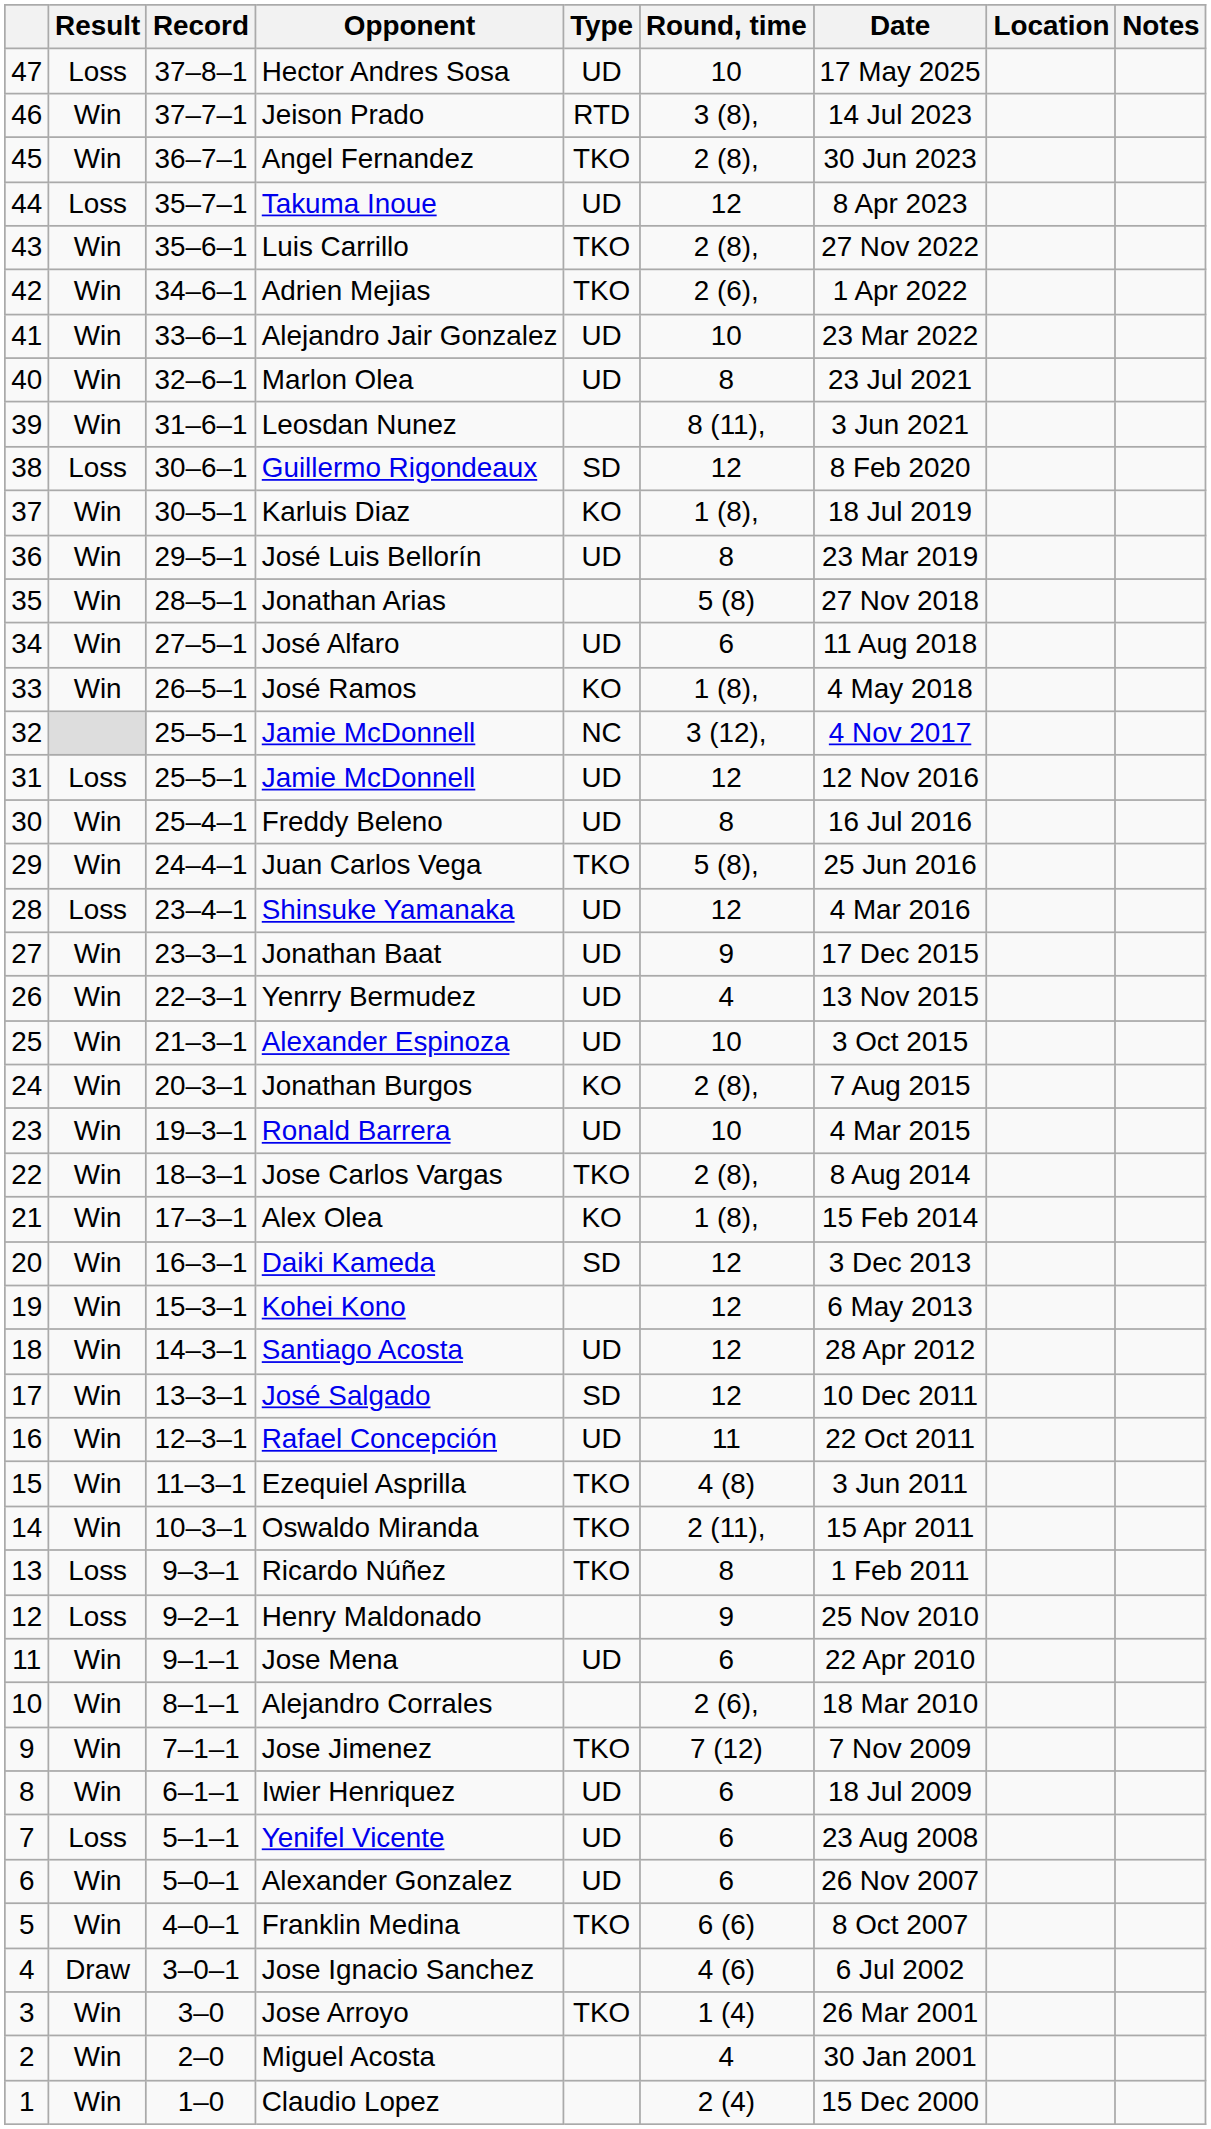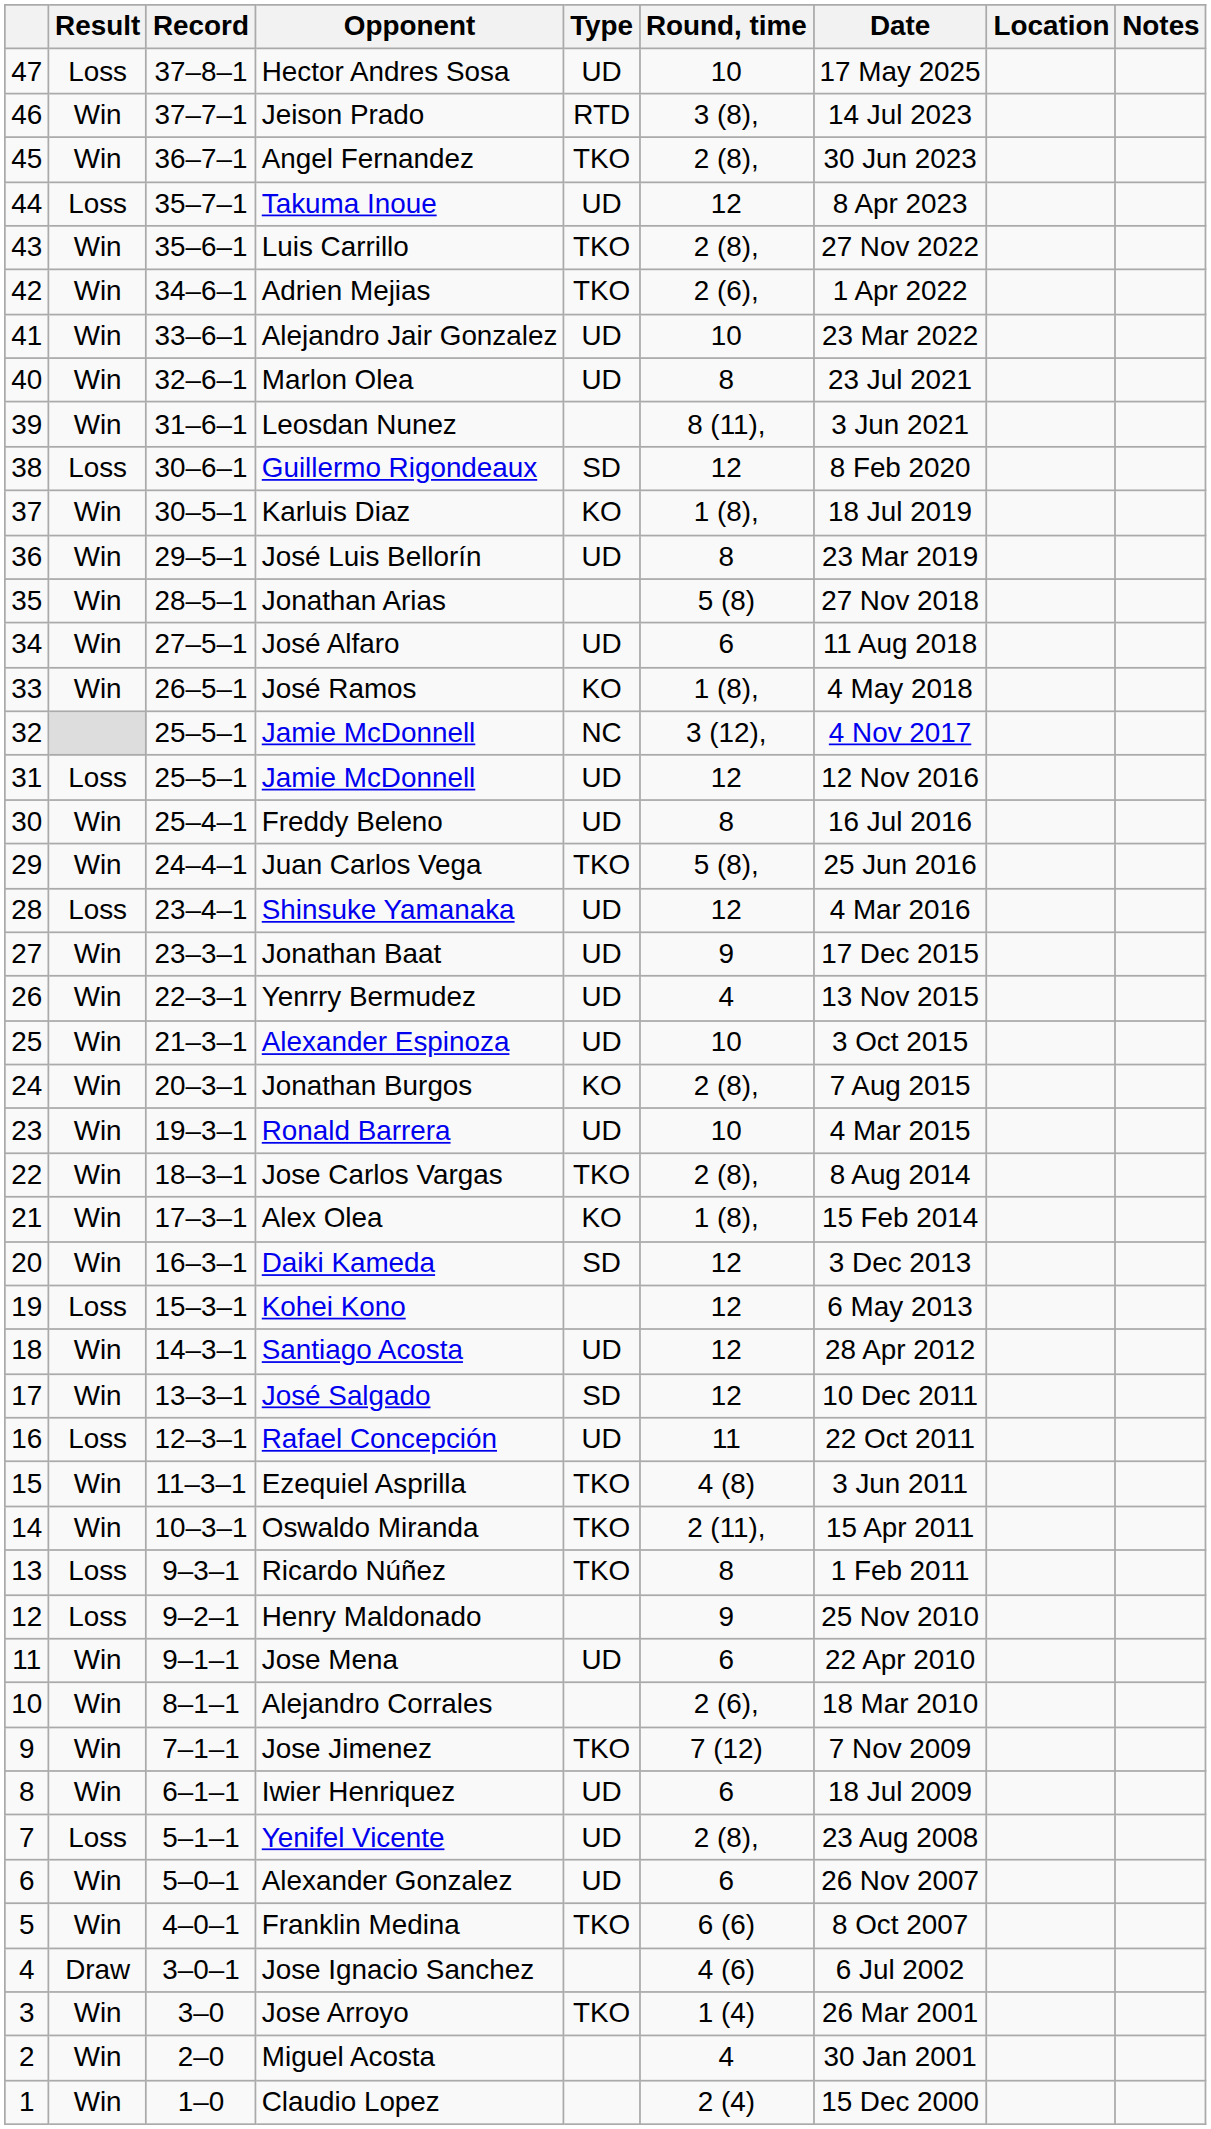(98, 1306) Win -> (98, 1306) Loss
(98, 1439) Win -> (98, 1439) Loss
(726, 1836) 6 -> (726, 1836) 2 (8),
